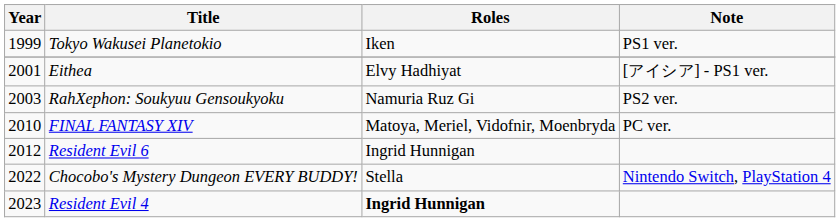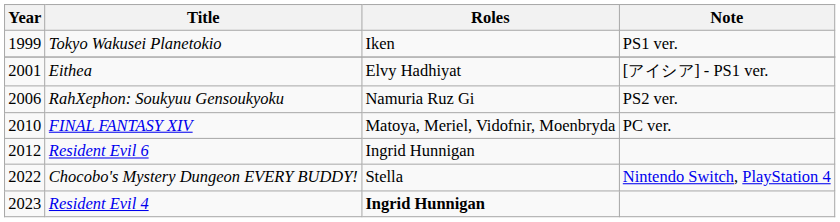(25, 99) 2003 -> (25, 99) 2006
